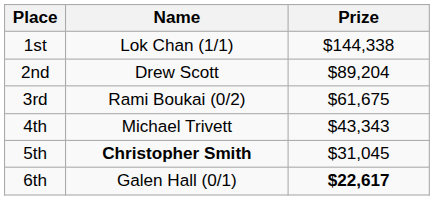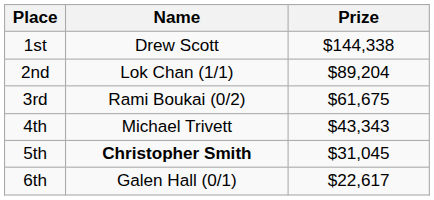(177, 45) Lok Chan (1/1) -> (177, 45) Drew Scott
(177, 72) Drew Scott -> (177, 72) Lok Chan (1/1)
(359, 180) bold -> (359, 180) normal
